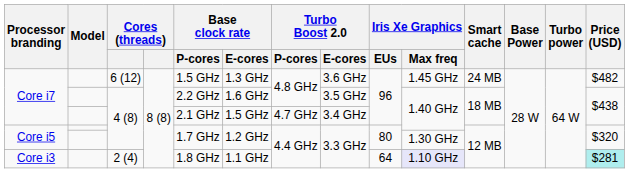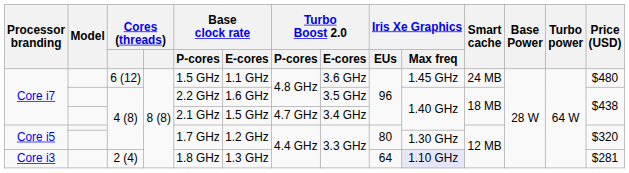(247, 78) 1.3 GHz -> (247, 78) 1.1 GHz
(605, 78) $482 -> (605, 78) $480
(247, 158) 1.1 GHz -> (247, 158) 1.3 GHz
(605, 158) paleturquoise background -> (605, 158) no background
